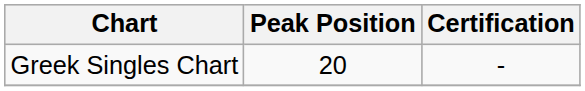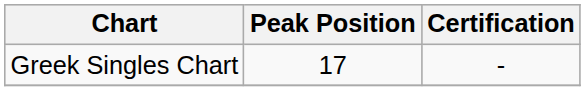(333, 64) 20 -> (333, 64) 17
